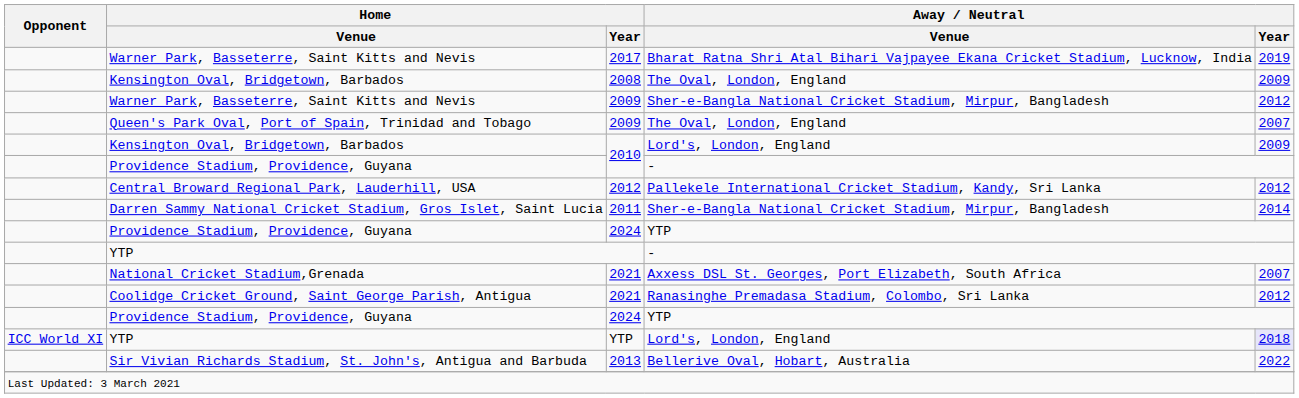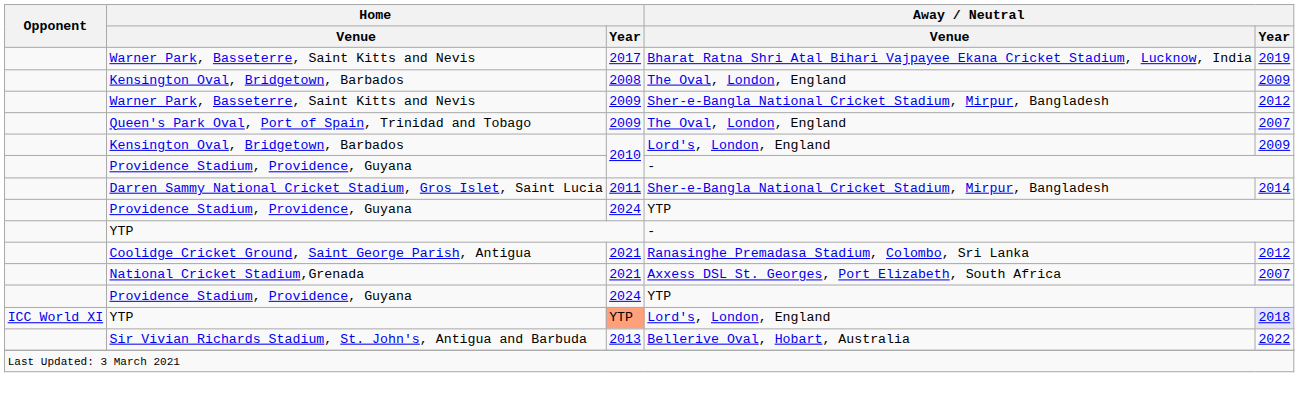- row: (293, 188)
rows swapped: (237, 275) <-> (320, 296)
(621, 339) no background -> (621, 318) lightsalmon background
